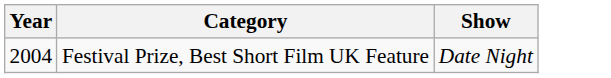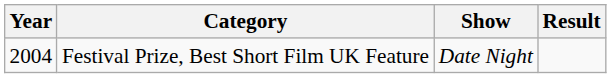+ column: (572, 21)
